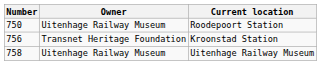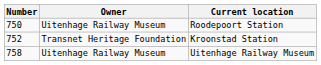(14, 39) 756 -> (14, 39) 752
